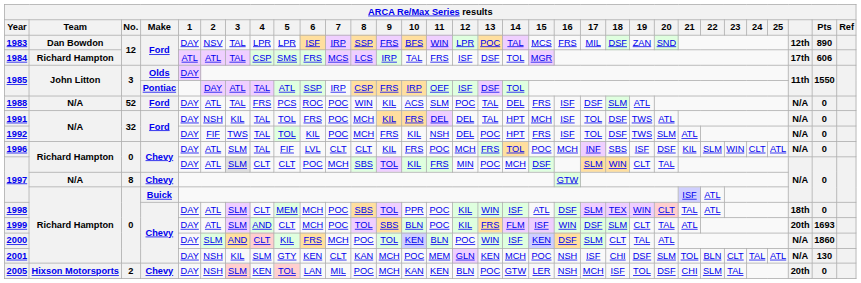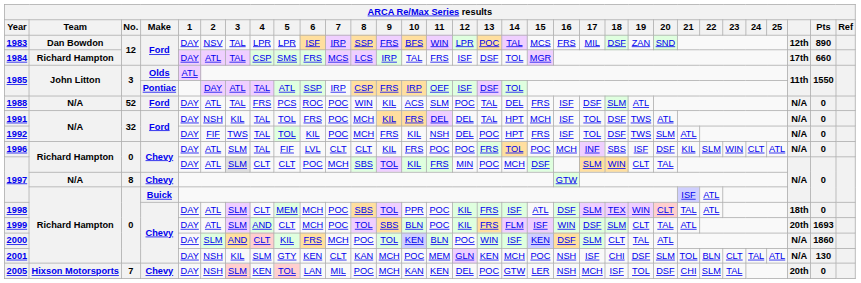(190, 58) ATL -> (190, 58) DAY
(824, 58) 606 -> (823, 58) 660
(190, 73) DAY -> (190, 73) ATL
(465, 149) MCH -> (465, 149) POC
(490, 210) WIN -> (489, 210) FRS
(131, 271) 2 -> (131, 271) 7
(465, 271) BLN -> (465, 271) DEL
